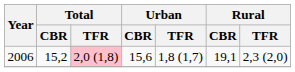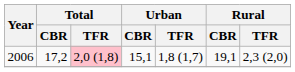(56, 56) 15,2 -> (56, 56) 17,2
(141, 56) 15,6 -> (141, 56) 15,1
